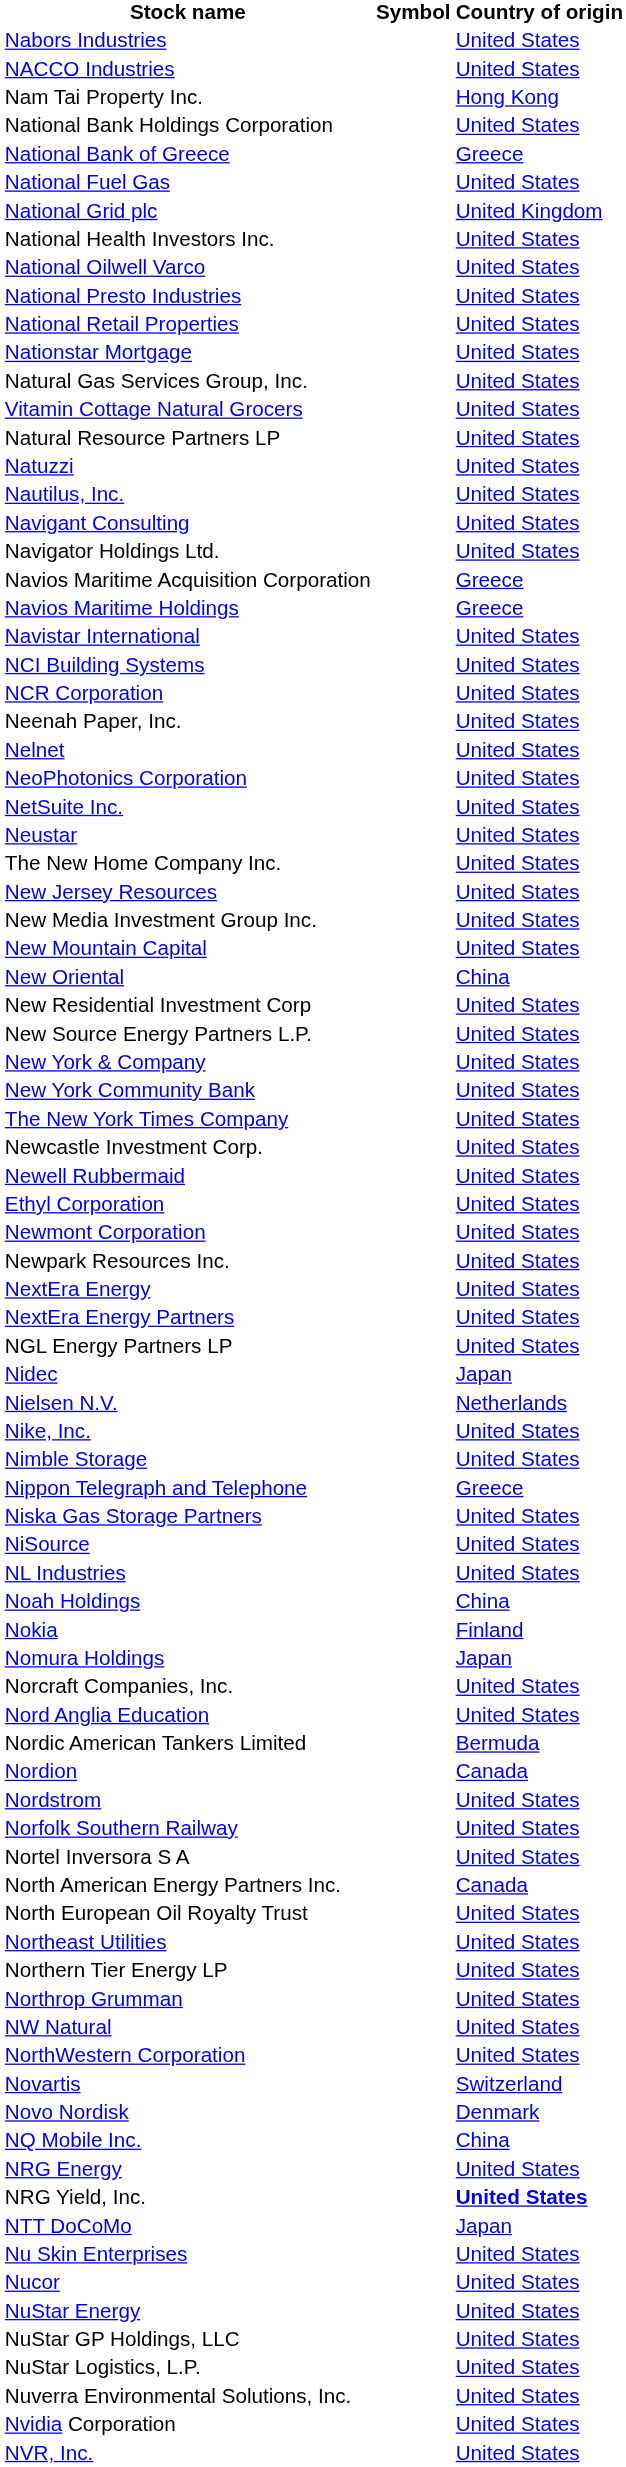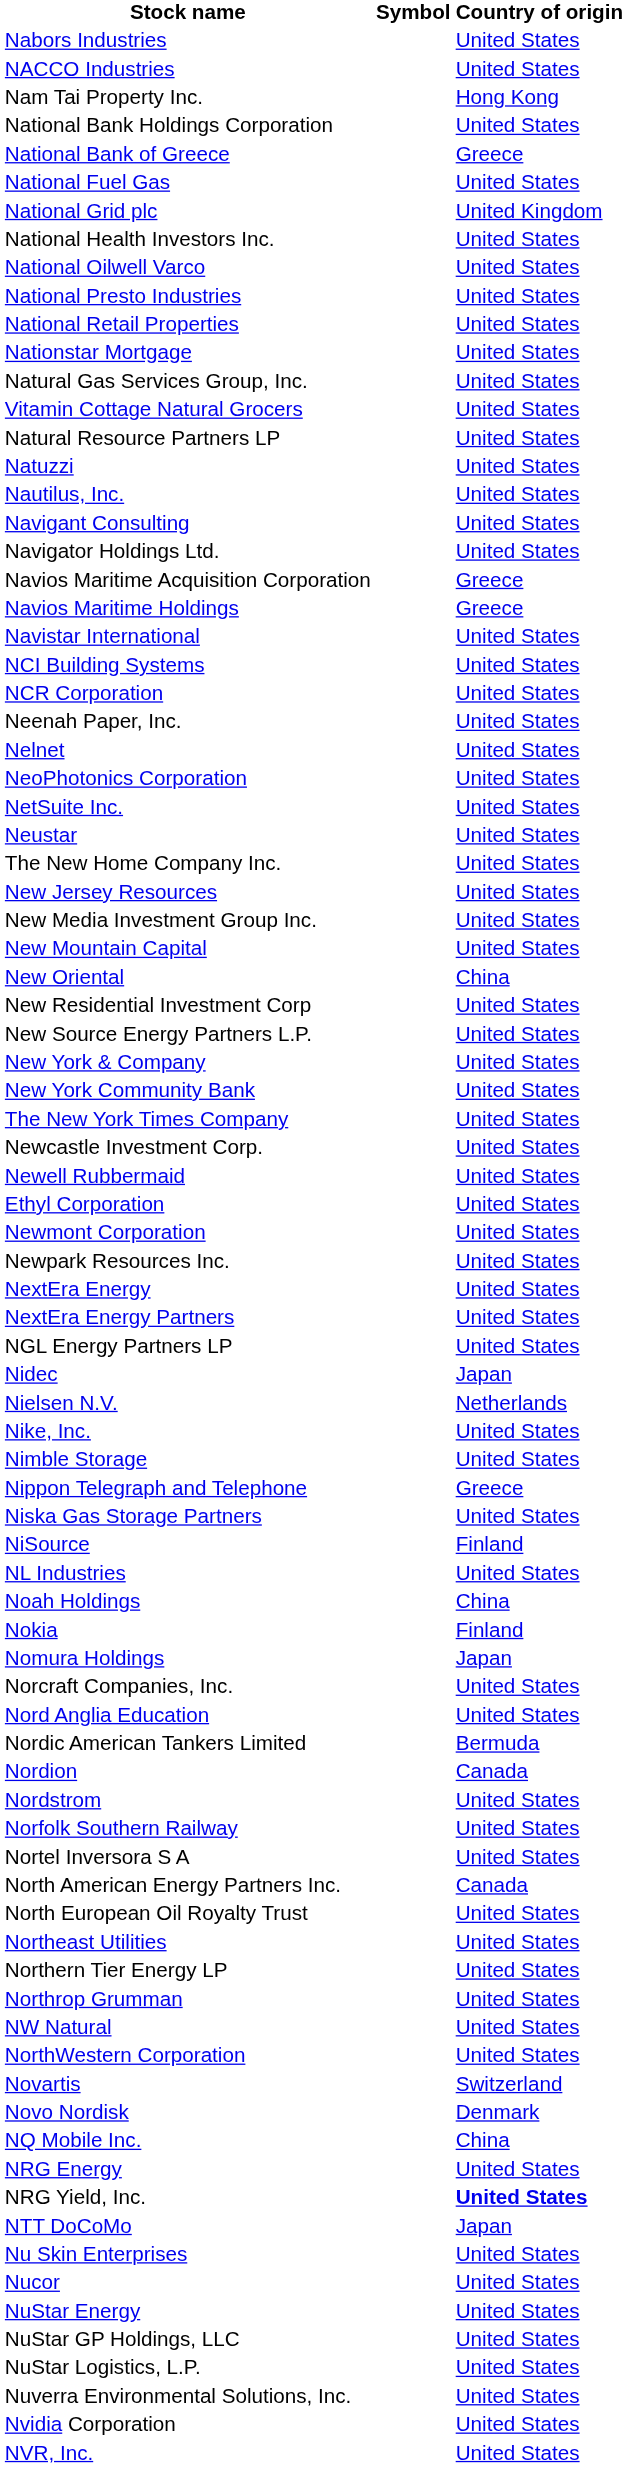(518, 1544) United States -> (490, 1544) Finland
